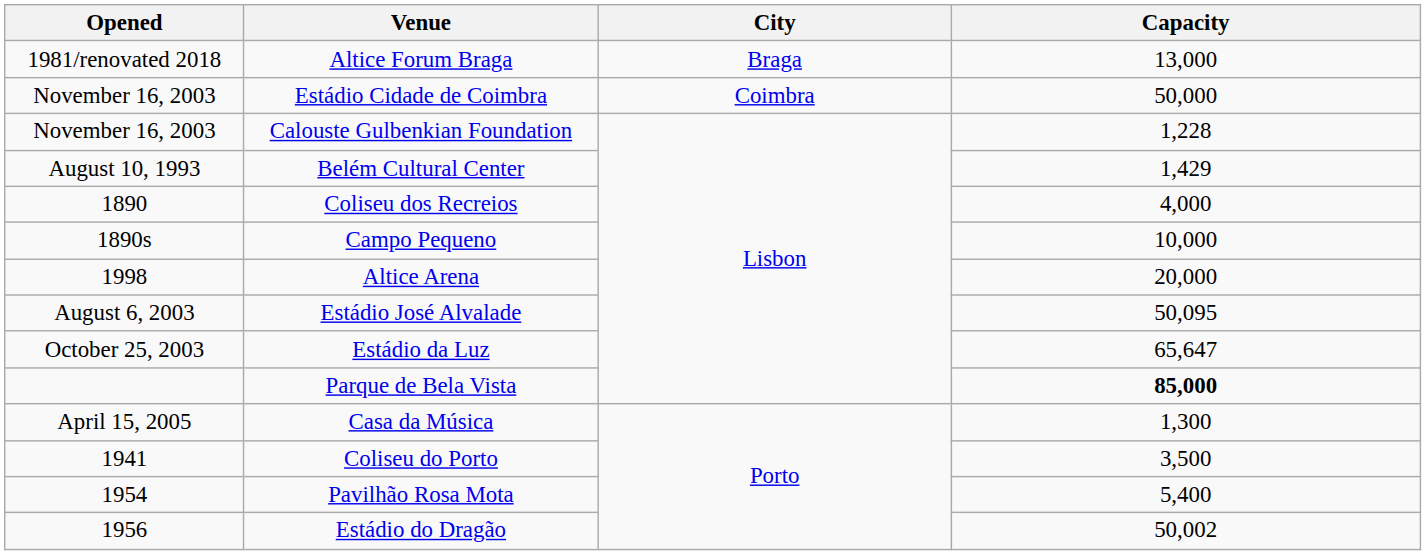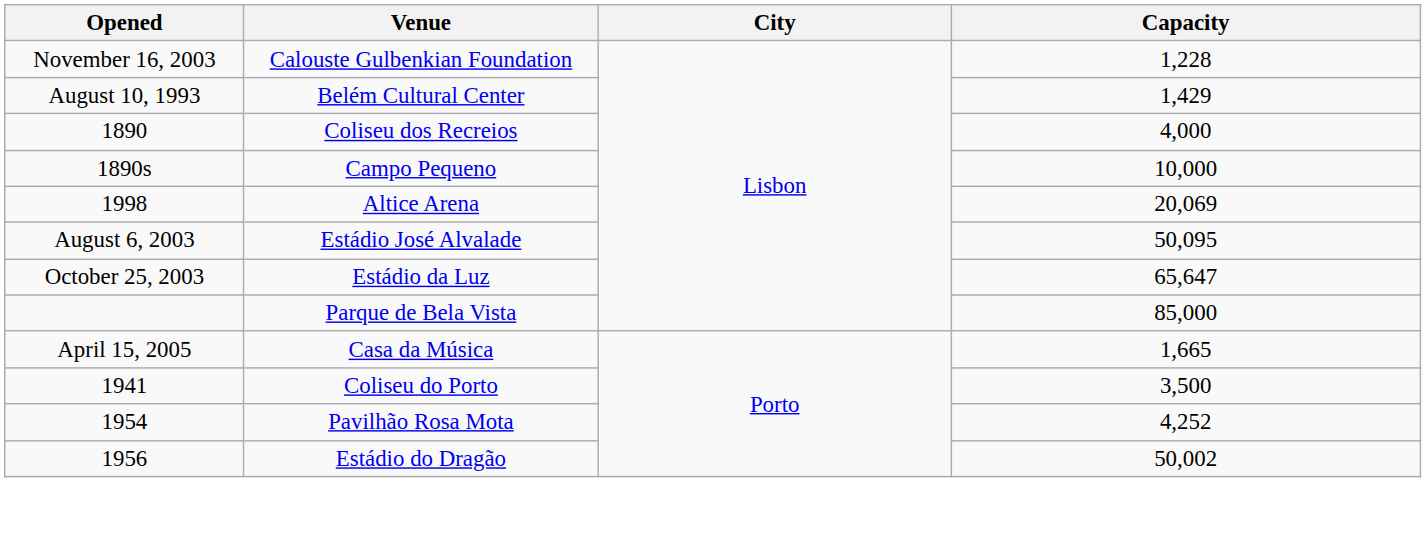- row: (421, 58)
- row: (421, 95)
(1186, 276) 20,000 -> (1186, 204) 20,069
(1186, 385) bold -> (1186, 312) normal
(1186, 421) 1,300 -> (1186, 349) 1,665
(1186, 494) 5,400 -> (1186, 421) 4,252
